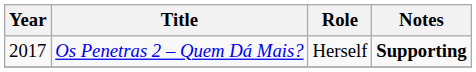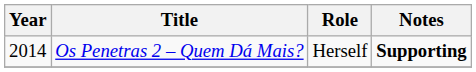(28, 51) 2017 -> (28, 51) 2014
